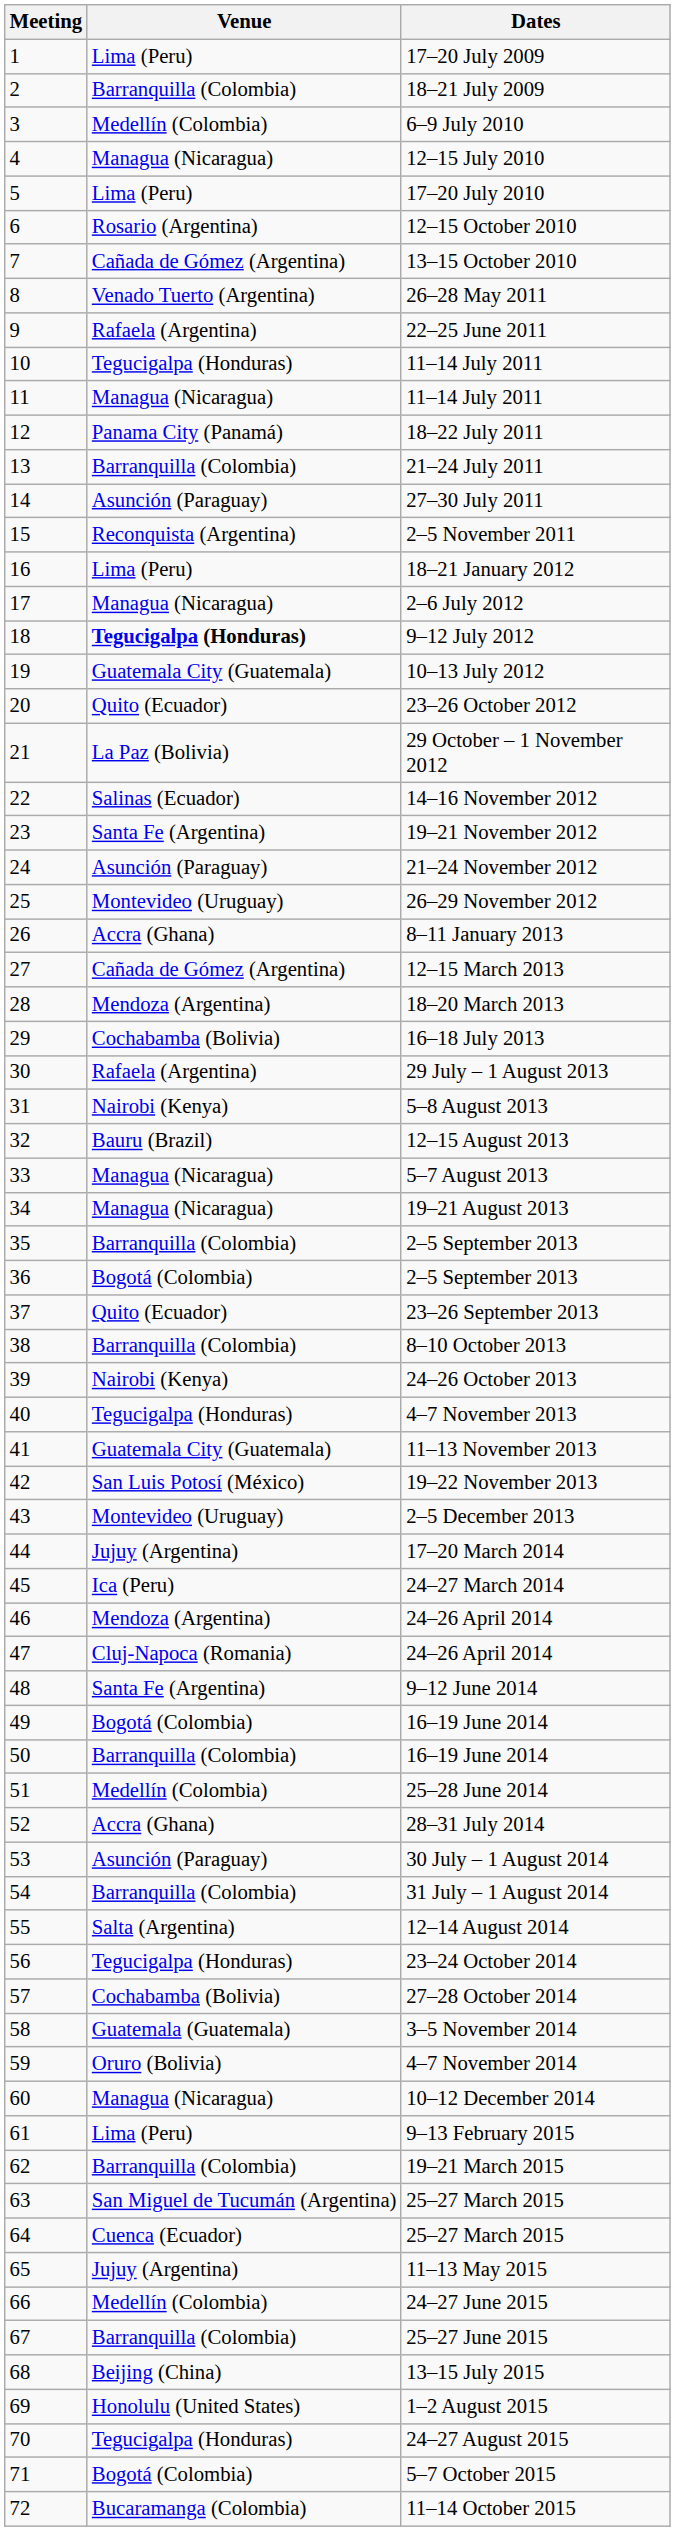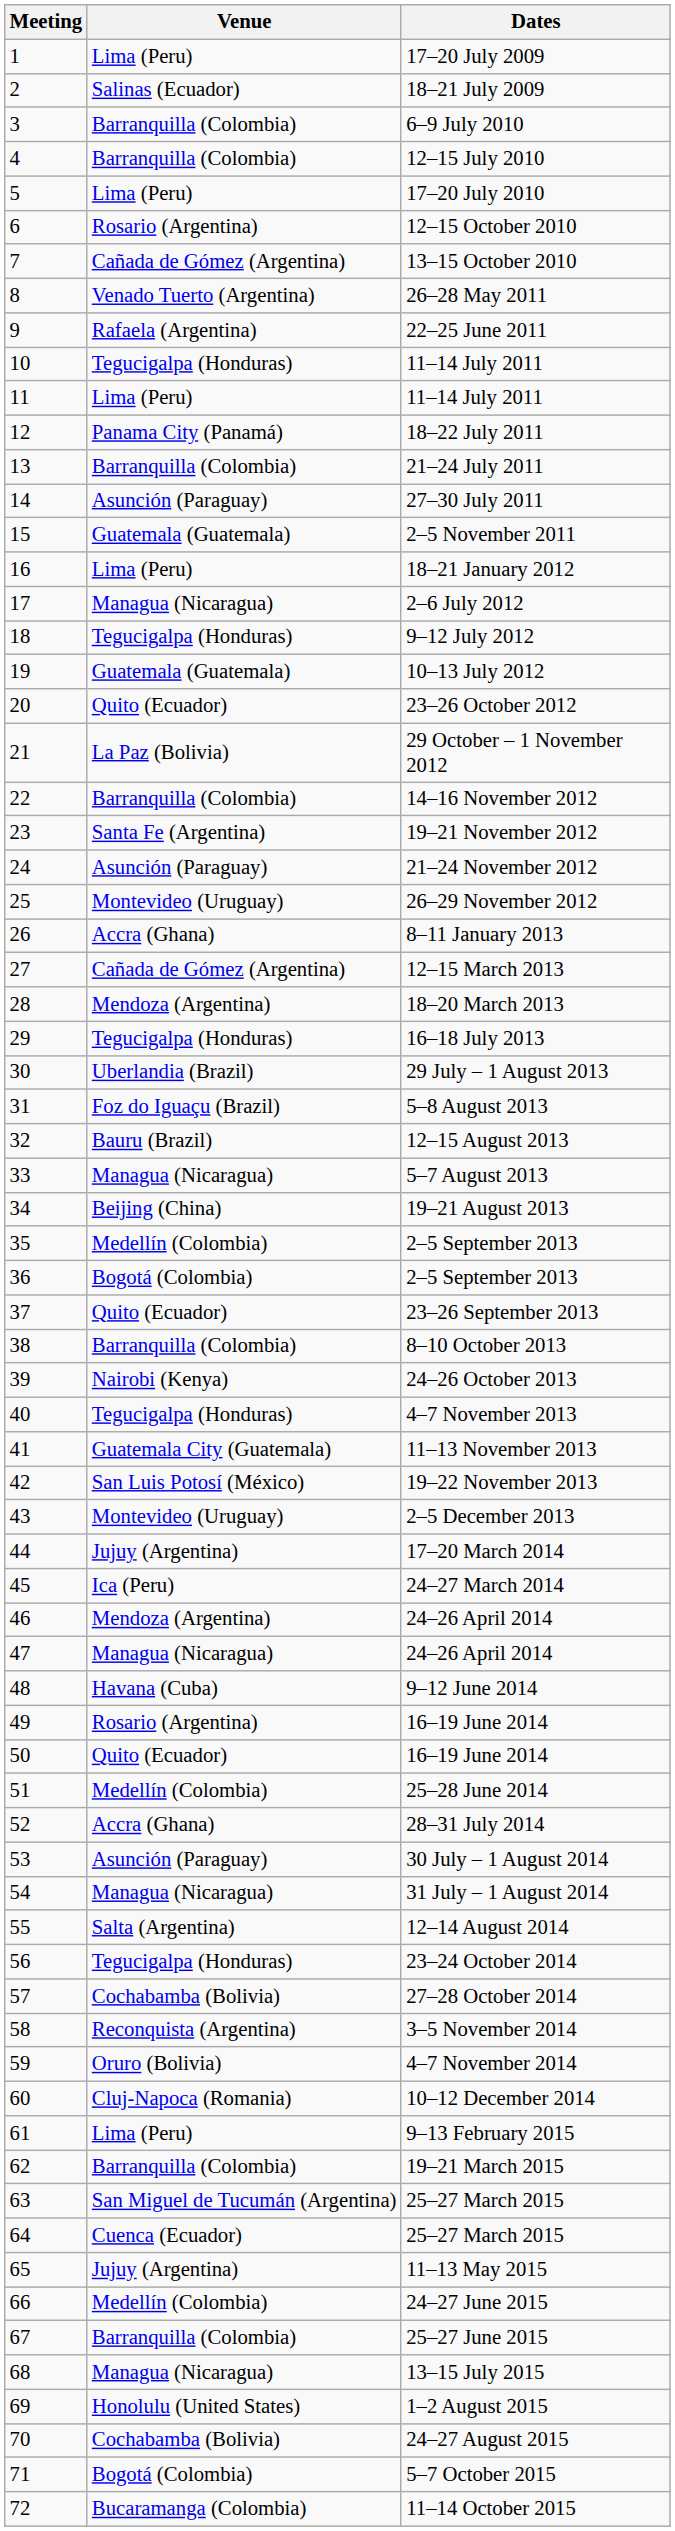(194, 90) Barranquilla (Colombia) -> (166, 90) Salinas (Ecuador)
(180, 124) Medellín (Colombia) -> (194, 124) Barranquilla (Colombia)
(182, 158) Managua (Nicaragua) -> (194, 158) Barranquilla (Colombia)
(182, 398) Managua (Nicaragua) -> (142, 398) Lima (Peru)
(194, 534) Reconquista (Argentina) -> (191, 534) Guatemala (Guatemala)
(199, 637) bold -> (192, 637) normal
(212, 671) Guatemala City (Guatemala) -> (191, 671) Guatemala (Guatemala)
(166, 798) Salinas (Ecuador) -> (194, 798) Barranquilla (Colombia)
(186, 1038) Cochabamba (Bolivia) -> (192, 1038) Tegucigalpa (Honduras)
(174, 1072) Rafaela (Argentina) -> (173, 1072) Uberlandia (Brazil)
(160, 1106) Nairobi (Kenya) -> (186, 1106) Foz do Iguaçu (Brazil)
(182, 1209) Managua (Nicaragua) -> (157, 1209) Beijing (China)
(194, 1243) Barranquilla (Colombia) -> (180, 1243) Medellín (Colombia)
(192, 1653) Cluj-Napoca (Romania) -> (182, 1653) Managua (Nicaragua)
(179, 1688) Santa Fe (Argentina) -> (155, 1688) Havana (Cuba)
(172, 1722) Bogotá (Colombia) -> (175, 1722) Rosario (Argentina)
(194, 1756) Barranquilla (Colombia) -> (159, 1756) Quito (Ecuador)
(194, 1893) Barranquilla (Colombia) -> (182, 1893) Managua (Nicaragua)
(191, 2030) Guatemala (Guatemala) -> (194, 2030) Reconquista (Argentina)
(182, 2098) Managua (Nicaragua) -> (192, 2098) Cluj-Napoca (Romania)
(157, 2372) Beijing (China) -> (182, 2372) Managua (Nicaragua)
(192, 2440) Tegucigalpa (Honduras) -> (186, 2440) Cochabamba (Bolivia)
